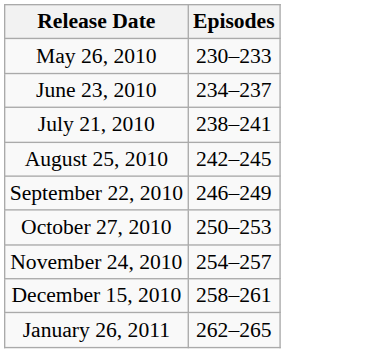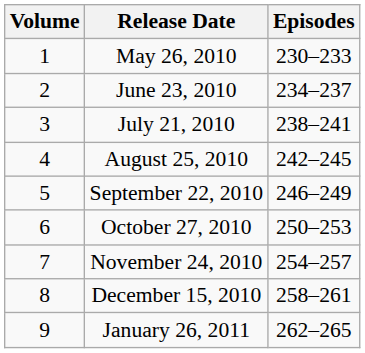+ column: (45, 21)
